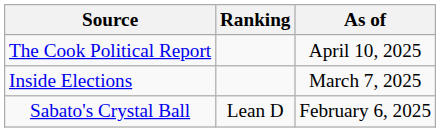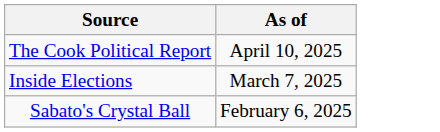- column: (255, 19)
